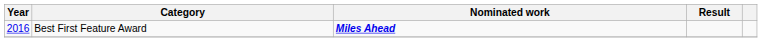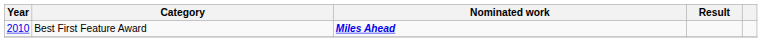(18, 28) 2016 -> (18, 28) 2010
